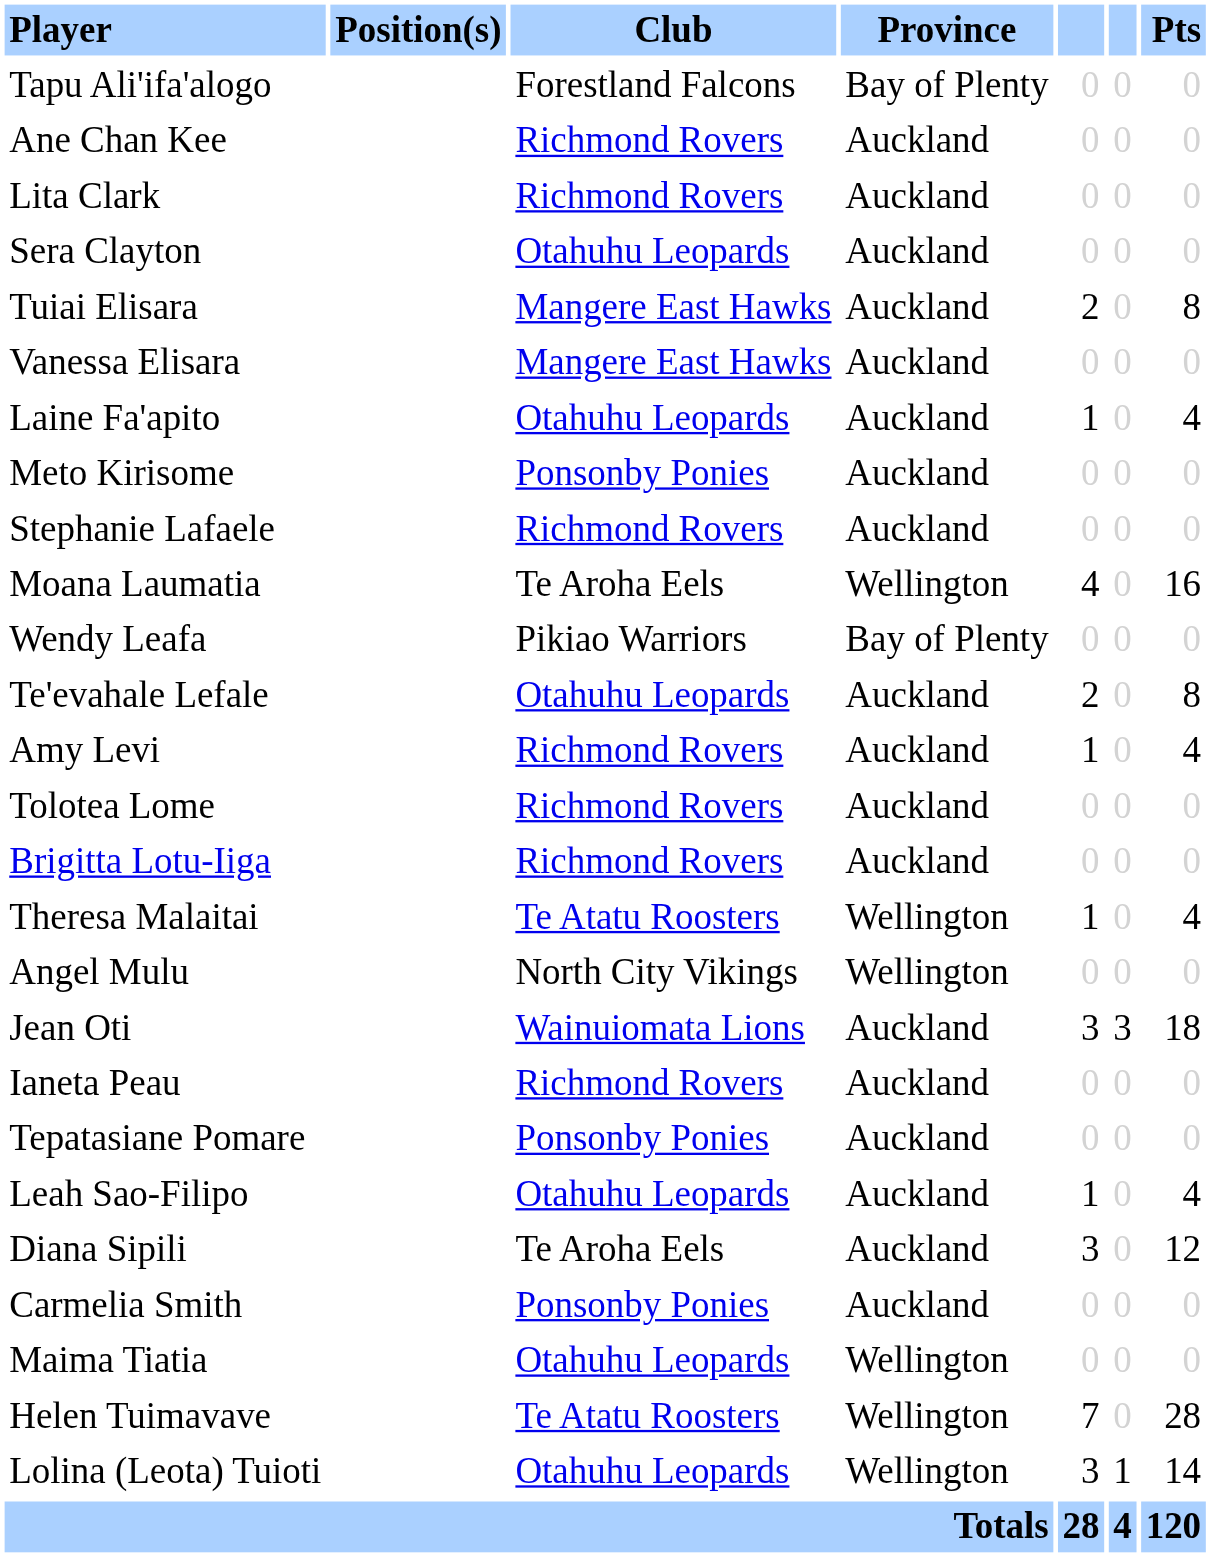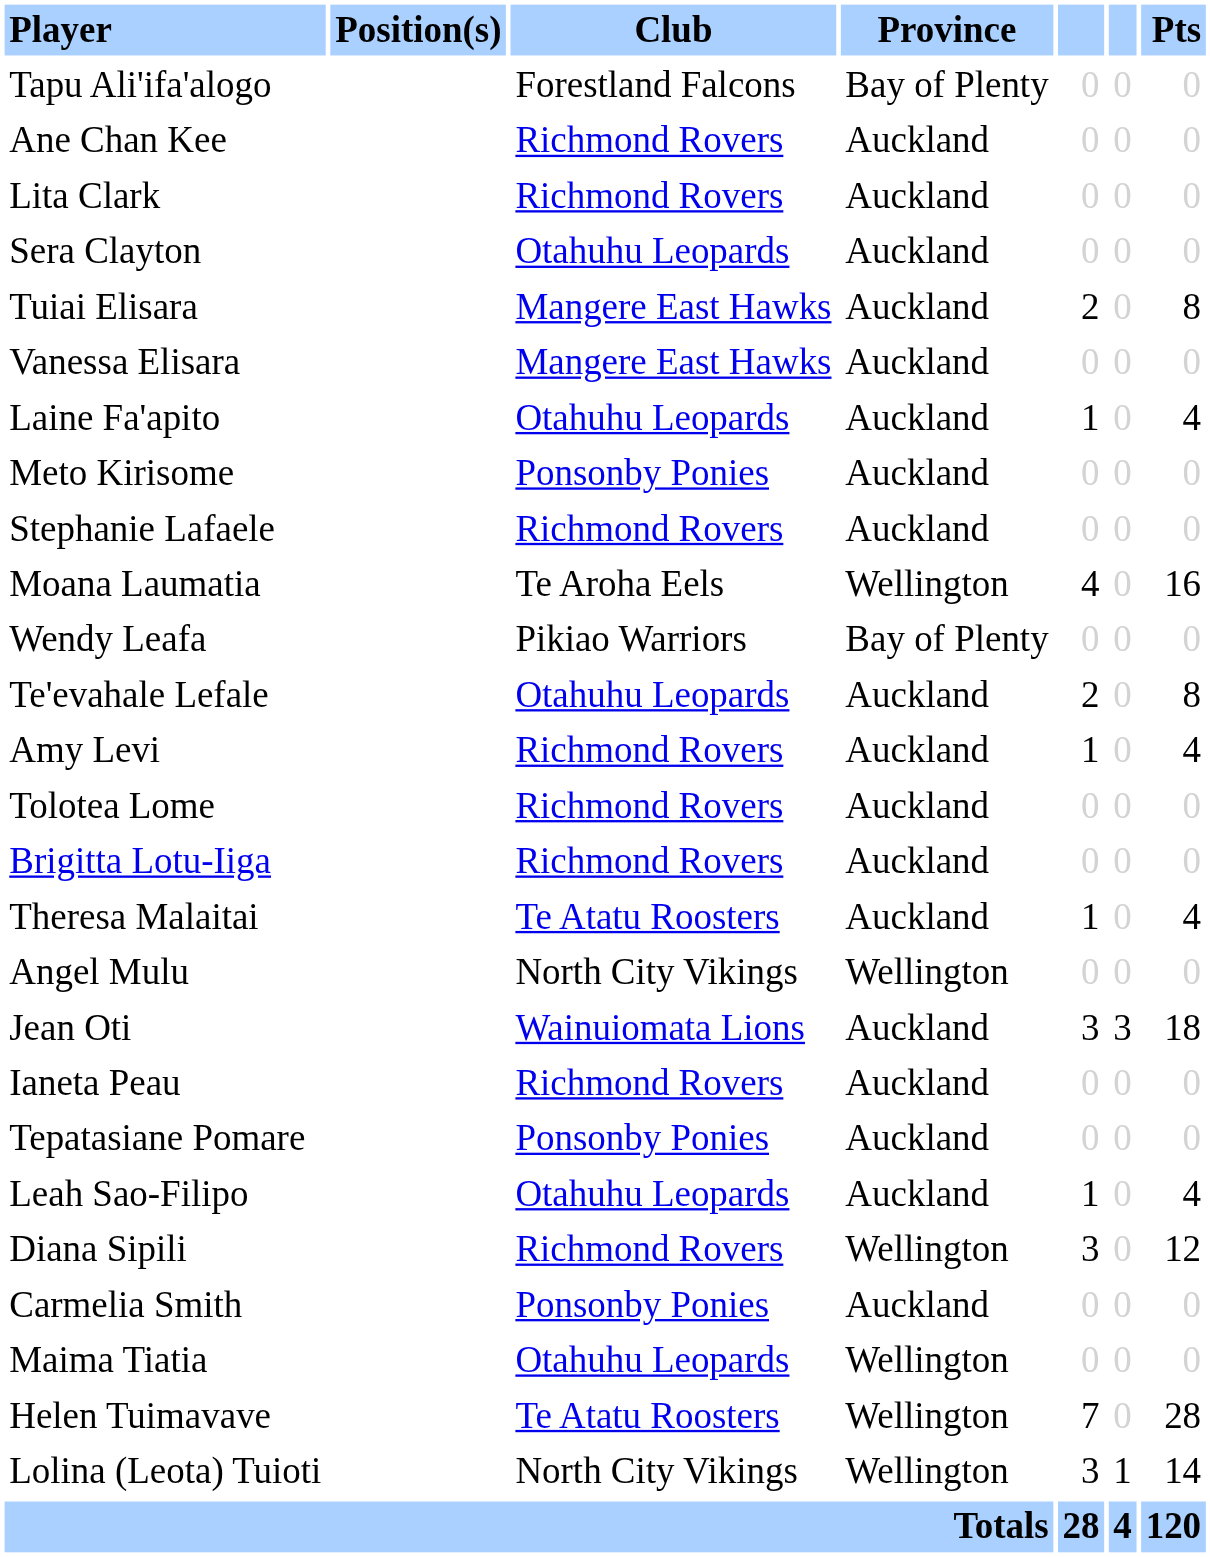(927, 916) Wellington -> (917, 916) Auckland
(620, 1249) Te Aroha Eels -> (649, 1249) Richmond Rovers
(917, 1249) Auckland -> (927, 1249) Wellington
(652, 1470) Otahuhu Leopards -> (657, 1470) North City Vikings
